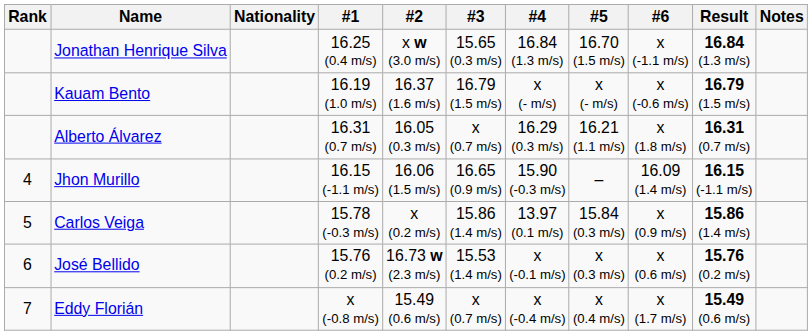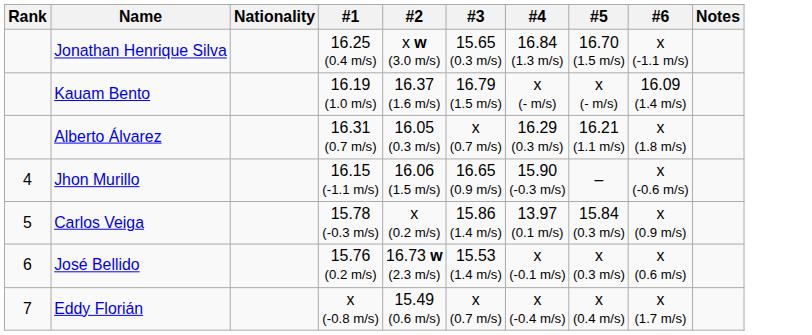- column: (724, 17)
(660, 94) x (-0.6 m/s) -> (660, 94) 16.09 (1.4 m/s)
(660, 179) 16.09 (1.4 m/s) -> (660, 179) x (-0.6 m/s)
